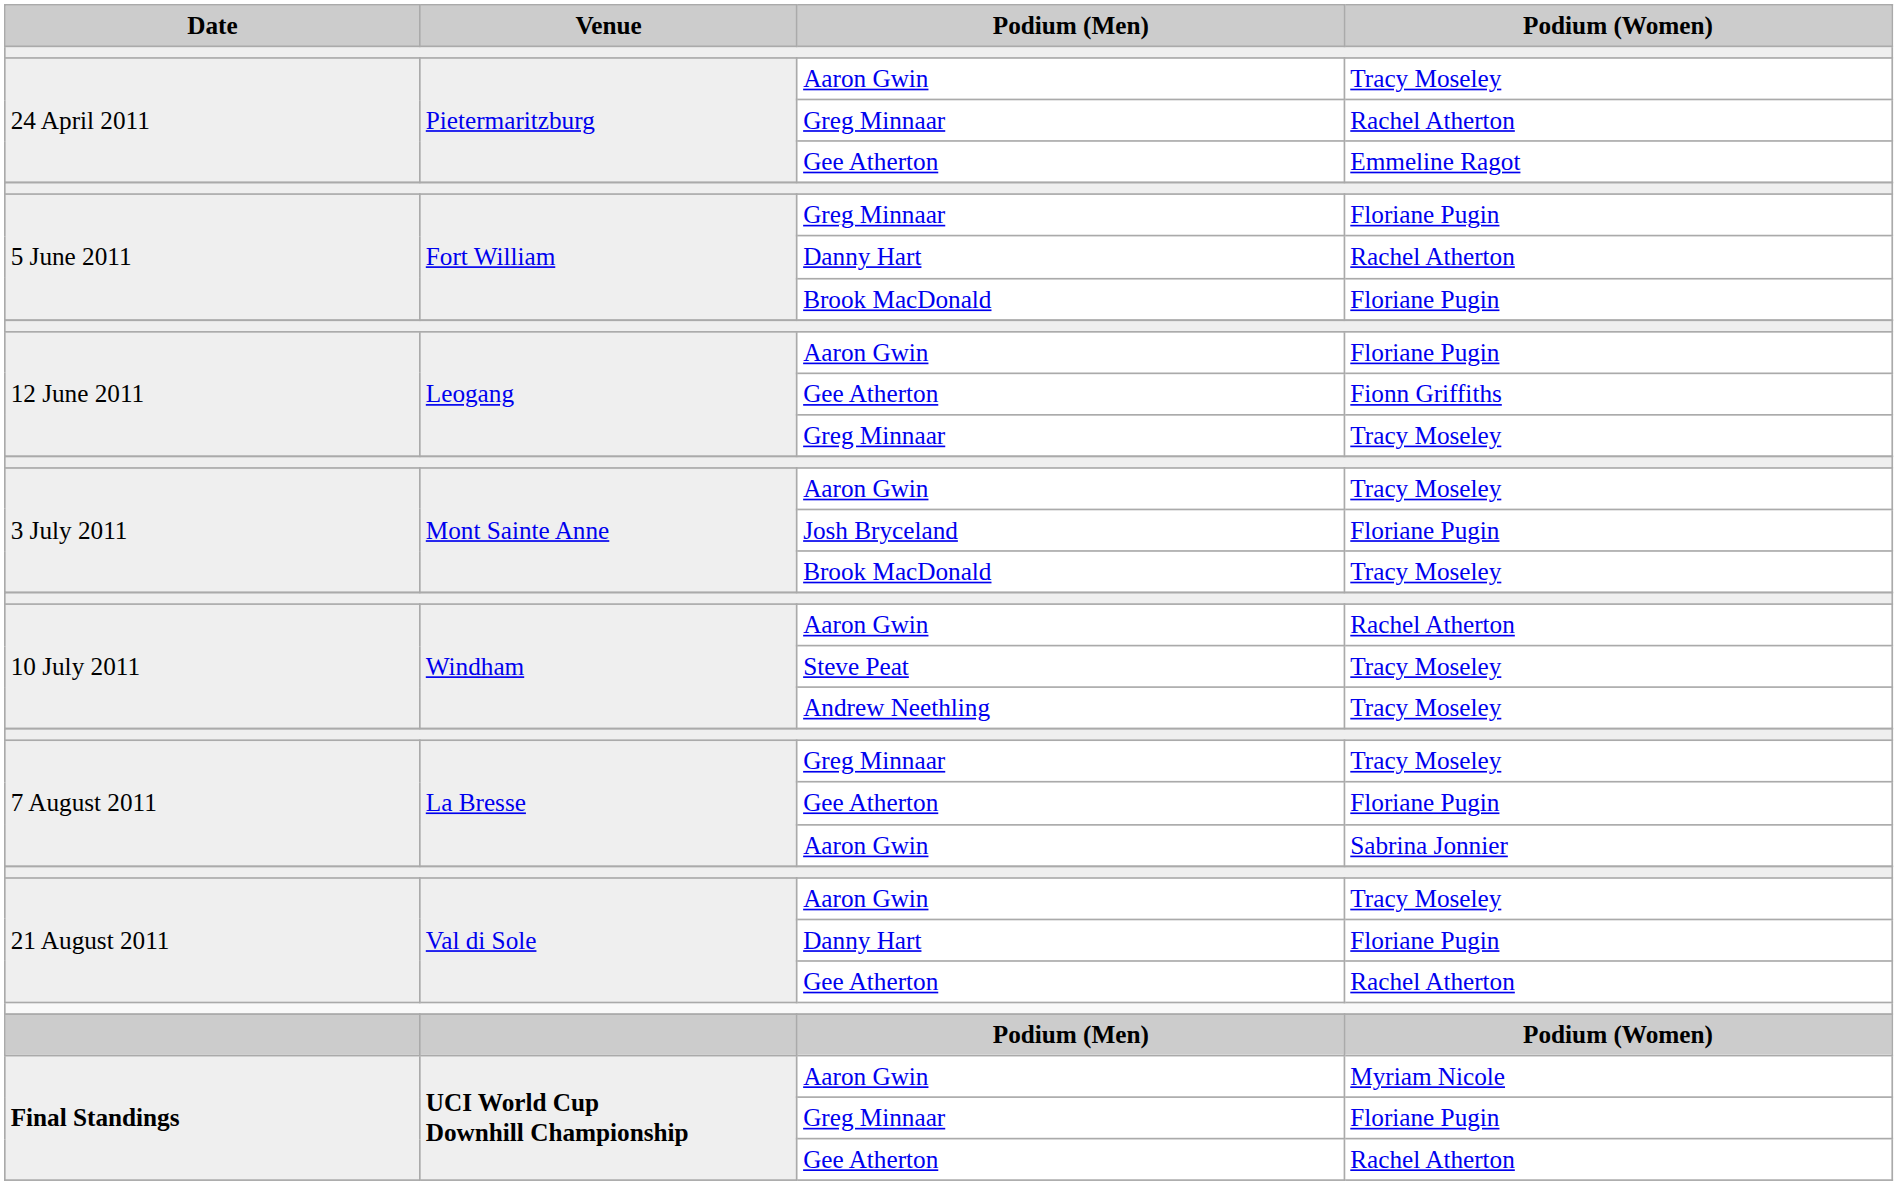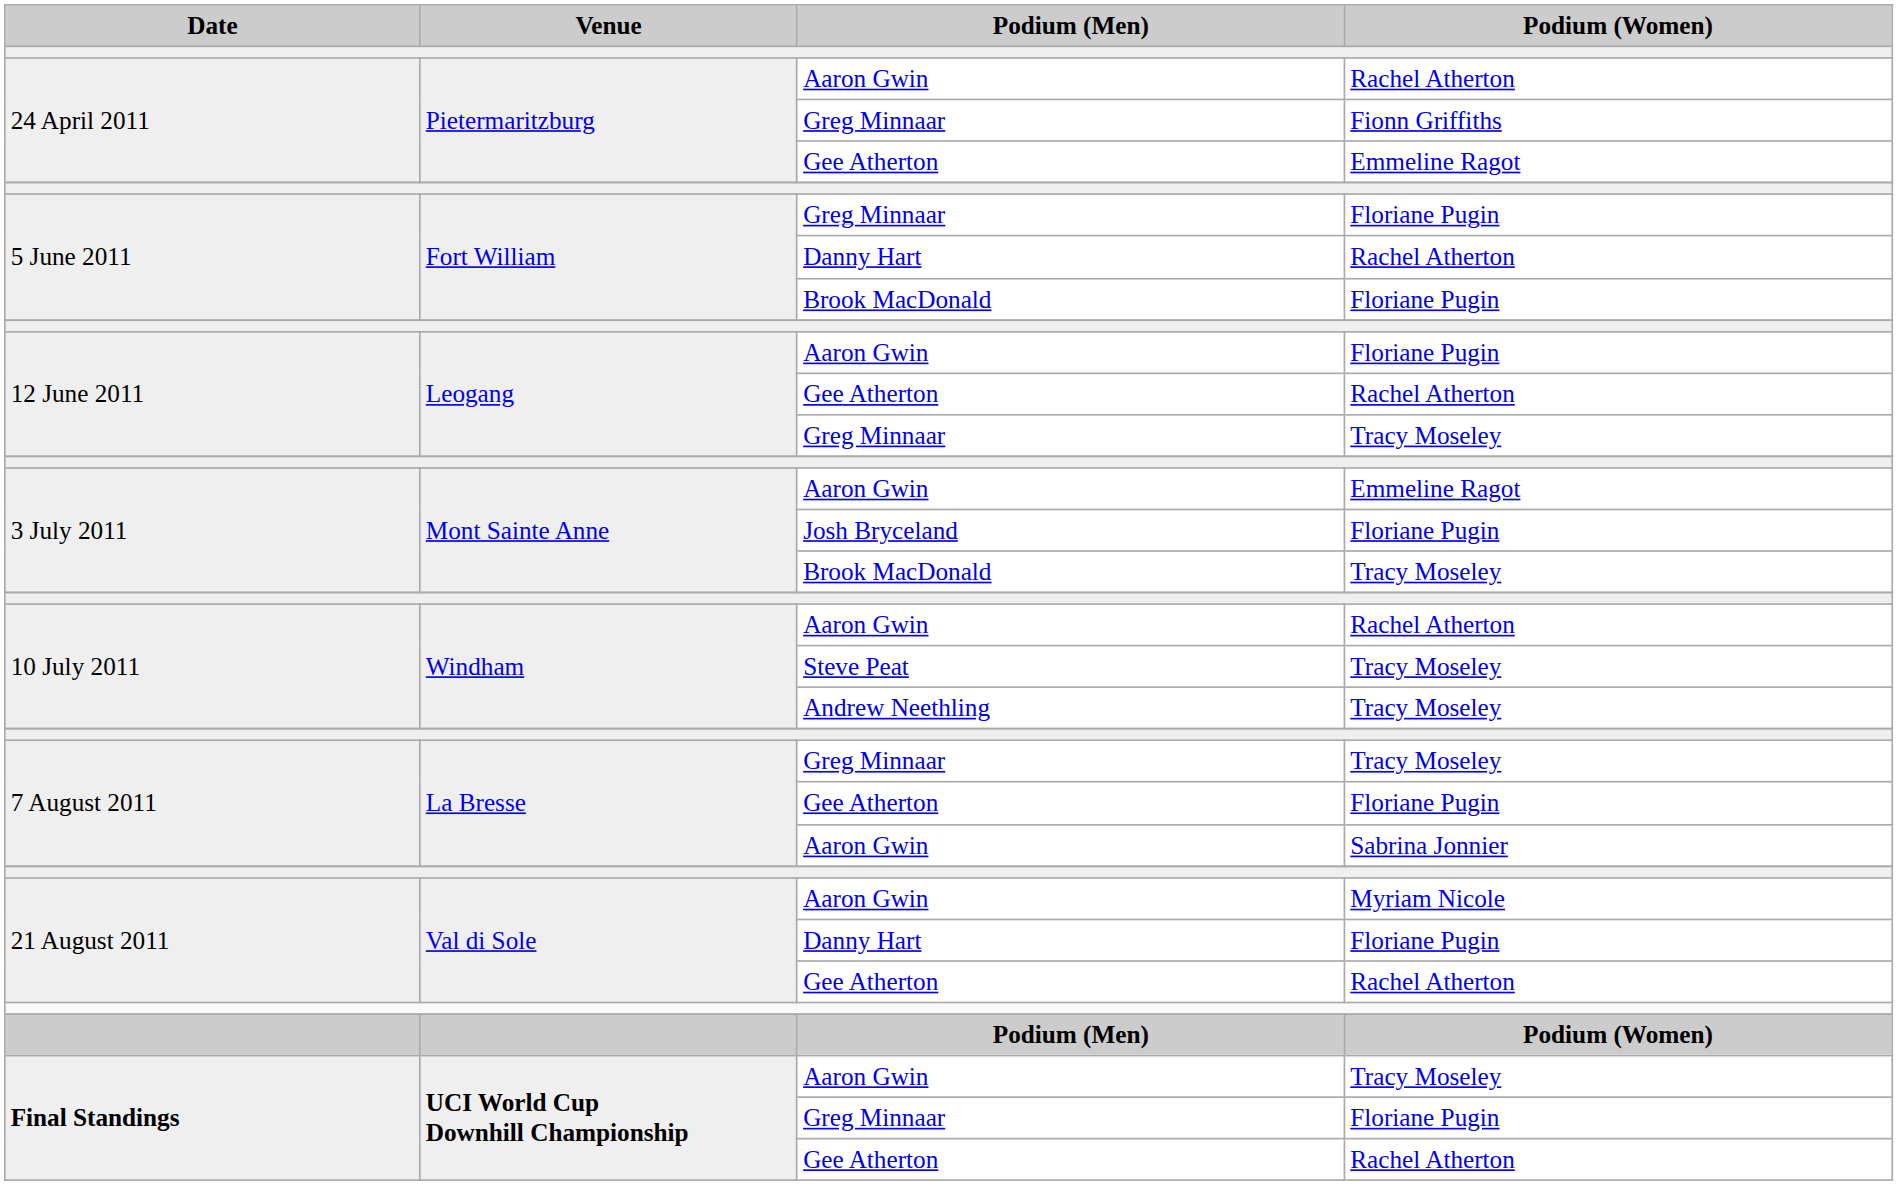(1426, 78) Tracy Moseley -> (1433, 78) Rachel Atherton
(1433, 120) Rachel Atherton -> (1426, 120) Fionn Griffiths
(1426, 393) Fionn Griffiths -> (1433, 393) Rachel Atherton
(1426, 488) Tracy Moseley -> (1435, 488) Emmeline Ragot
(1426, 898) Tracy Moseley -> (1428, 898) Myriam Nicole
(1428, 1076) Myriam Nicole -> (1426, 1076) Tracy Moseley
